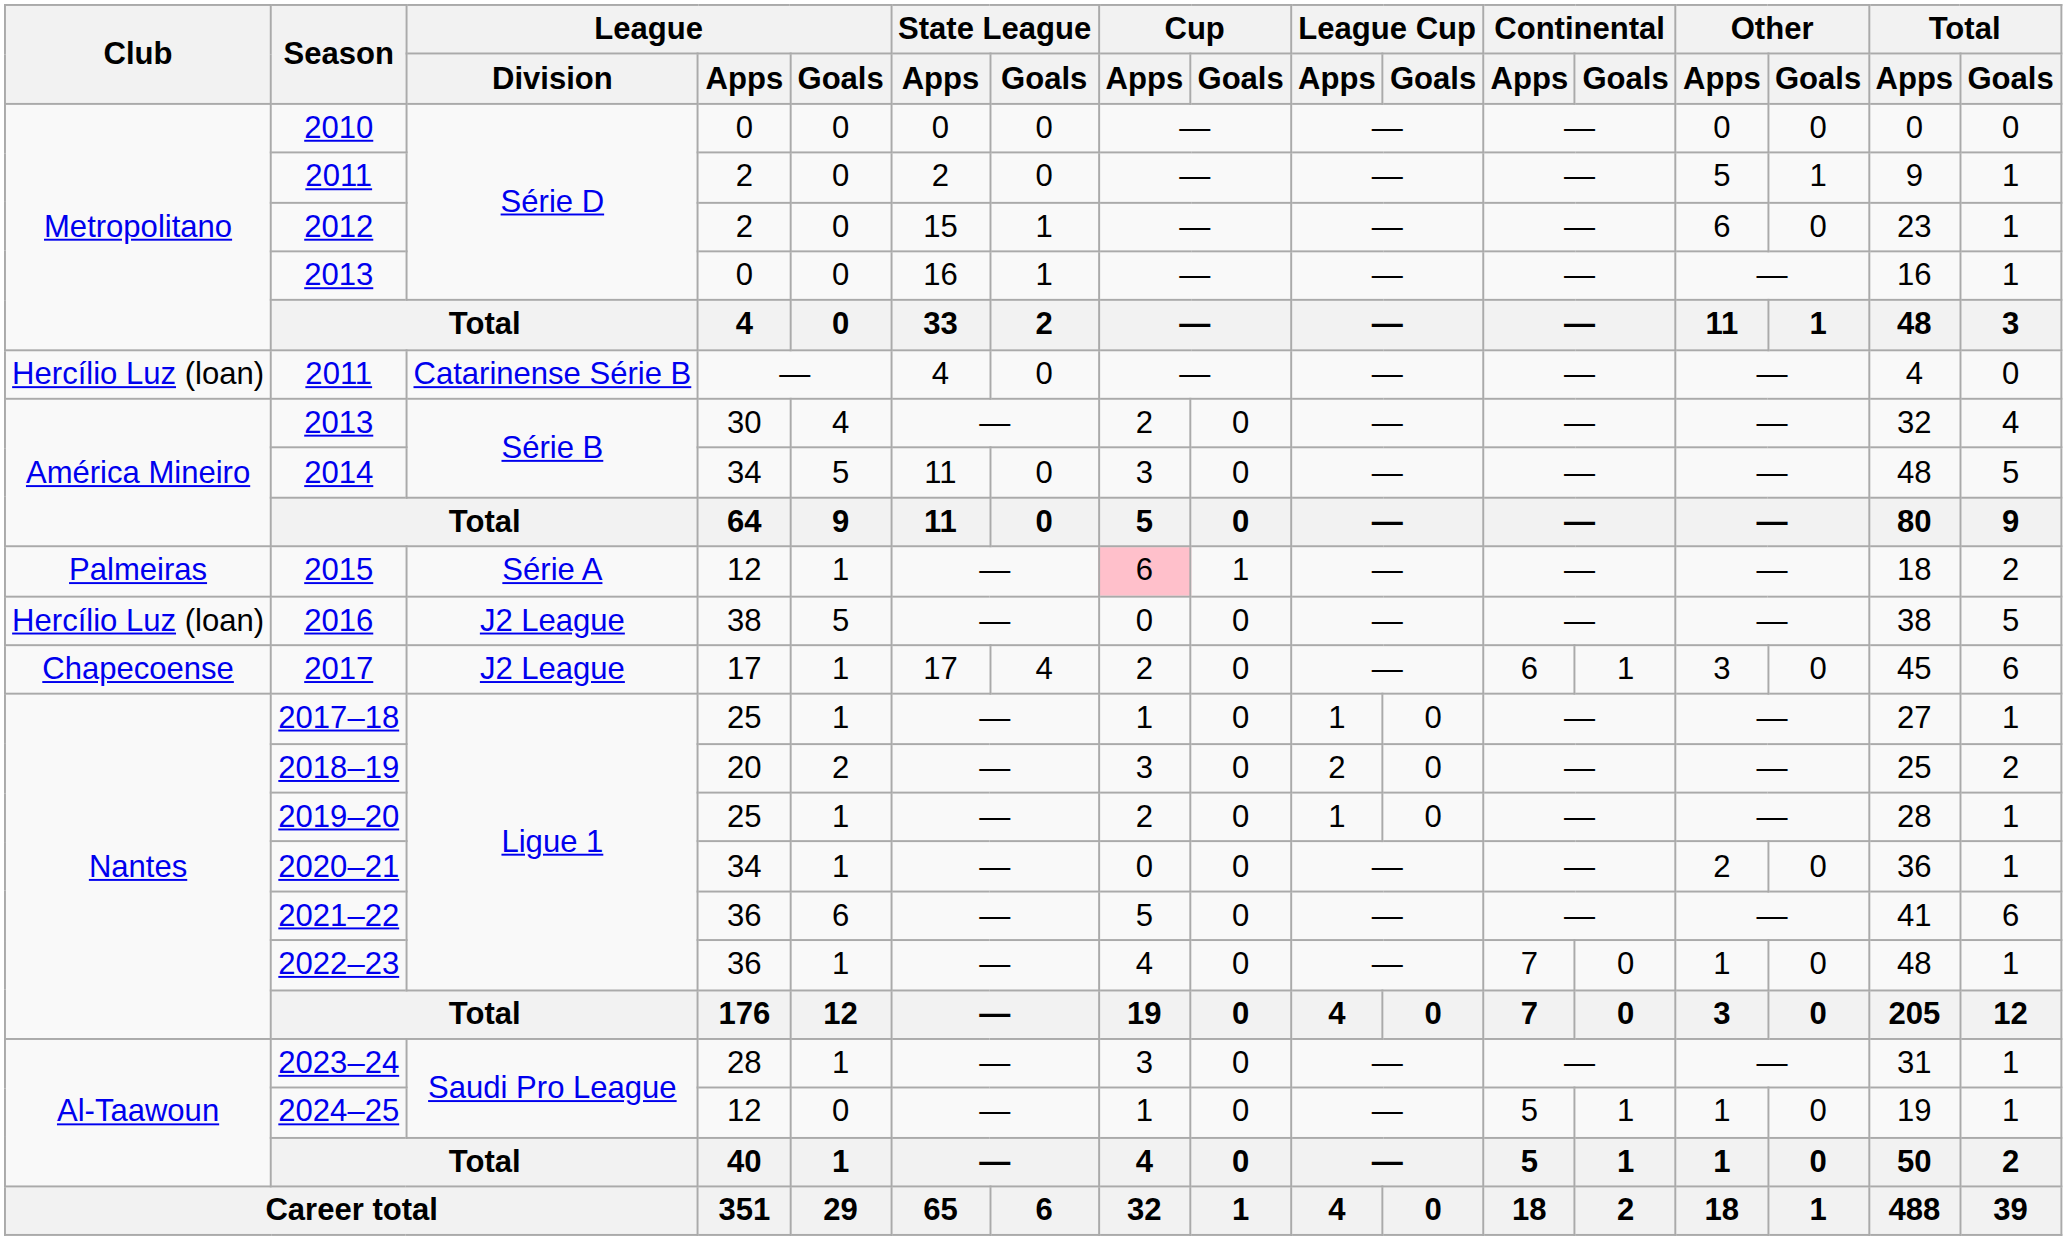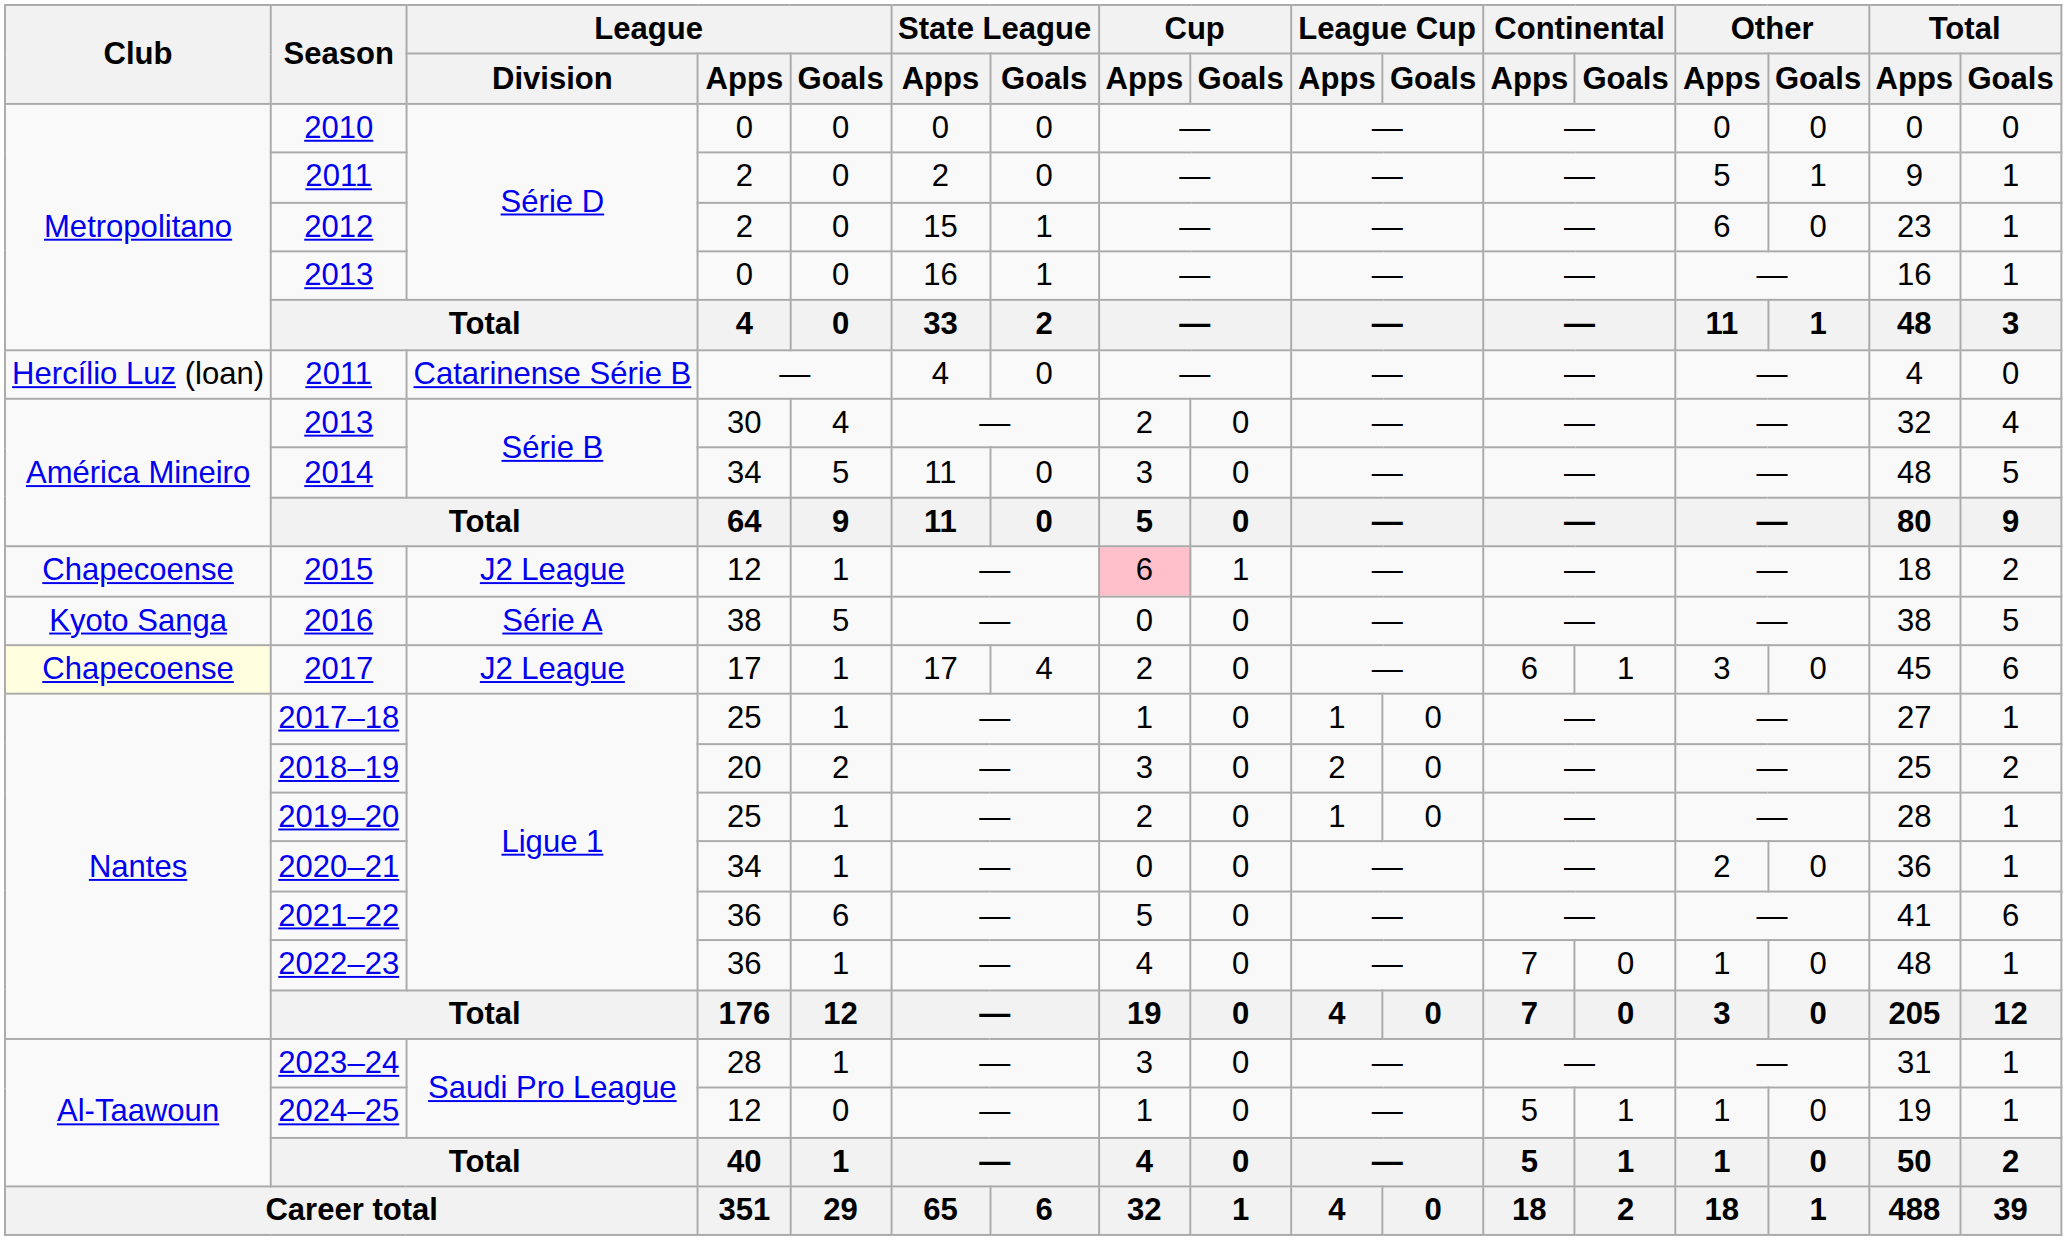(138, 570) Palmeiras -> (138, 570) Chapecoense
(552, 570) Série A -> (552, 570) J2 League
(138, 619) Hercílio Luz (loan) -> (138, 619) Kyoto Sanga
(552, 619) J2 League -> (552, 619) Série A
(138, 669) no background -> (138, 669) lightyellow background
